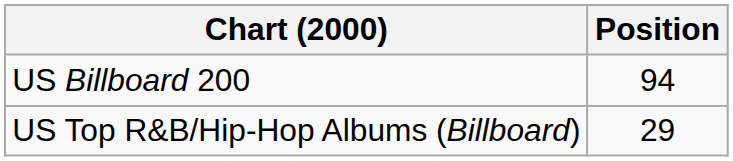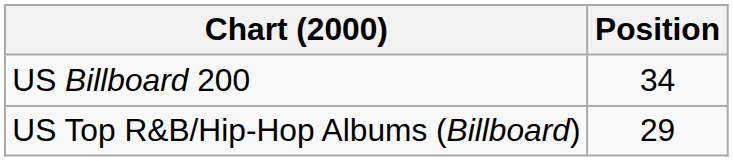(658, 79) 94 -> (658, 79) 34
